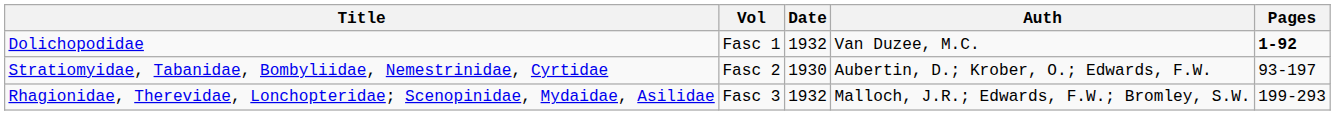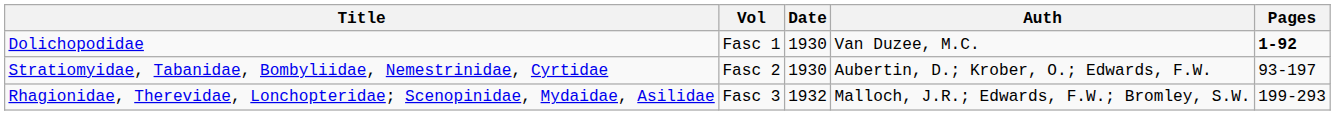(807, 44) 1932 -> (807, 44) 1930
